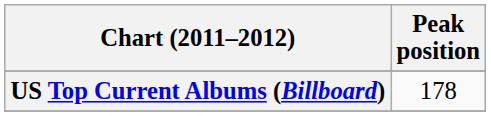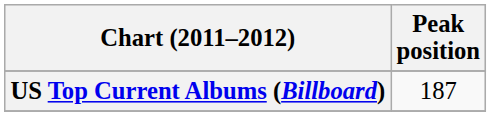(438, 90) 178 -> (438, 90) 187
